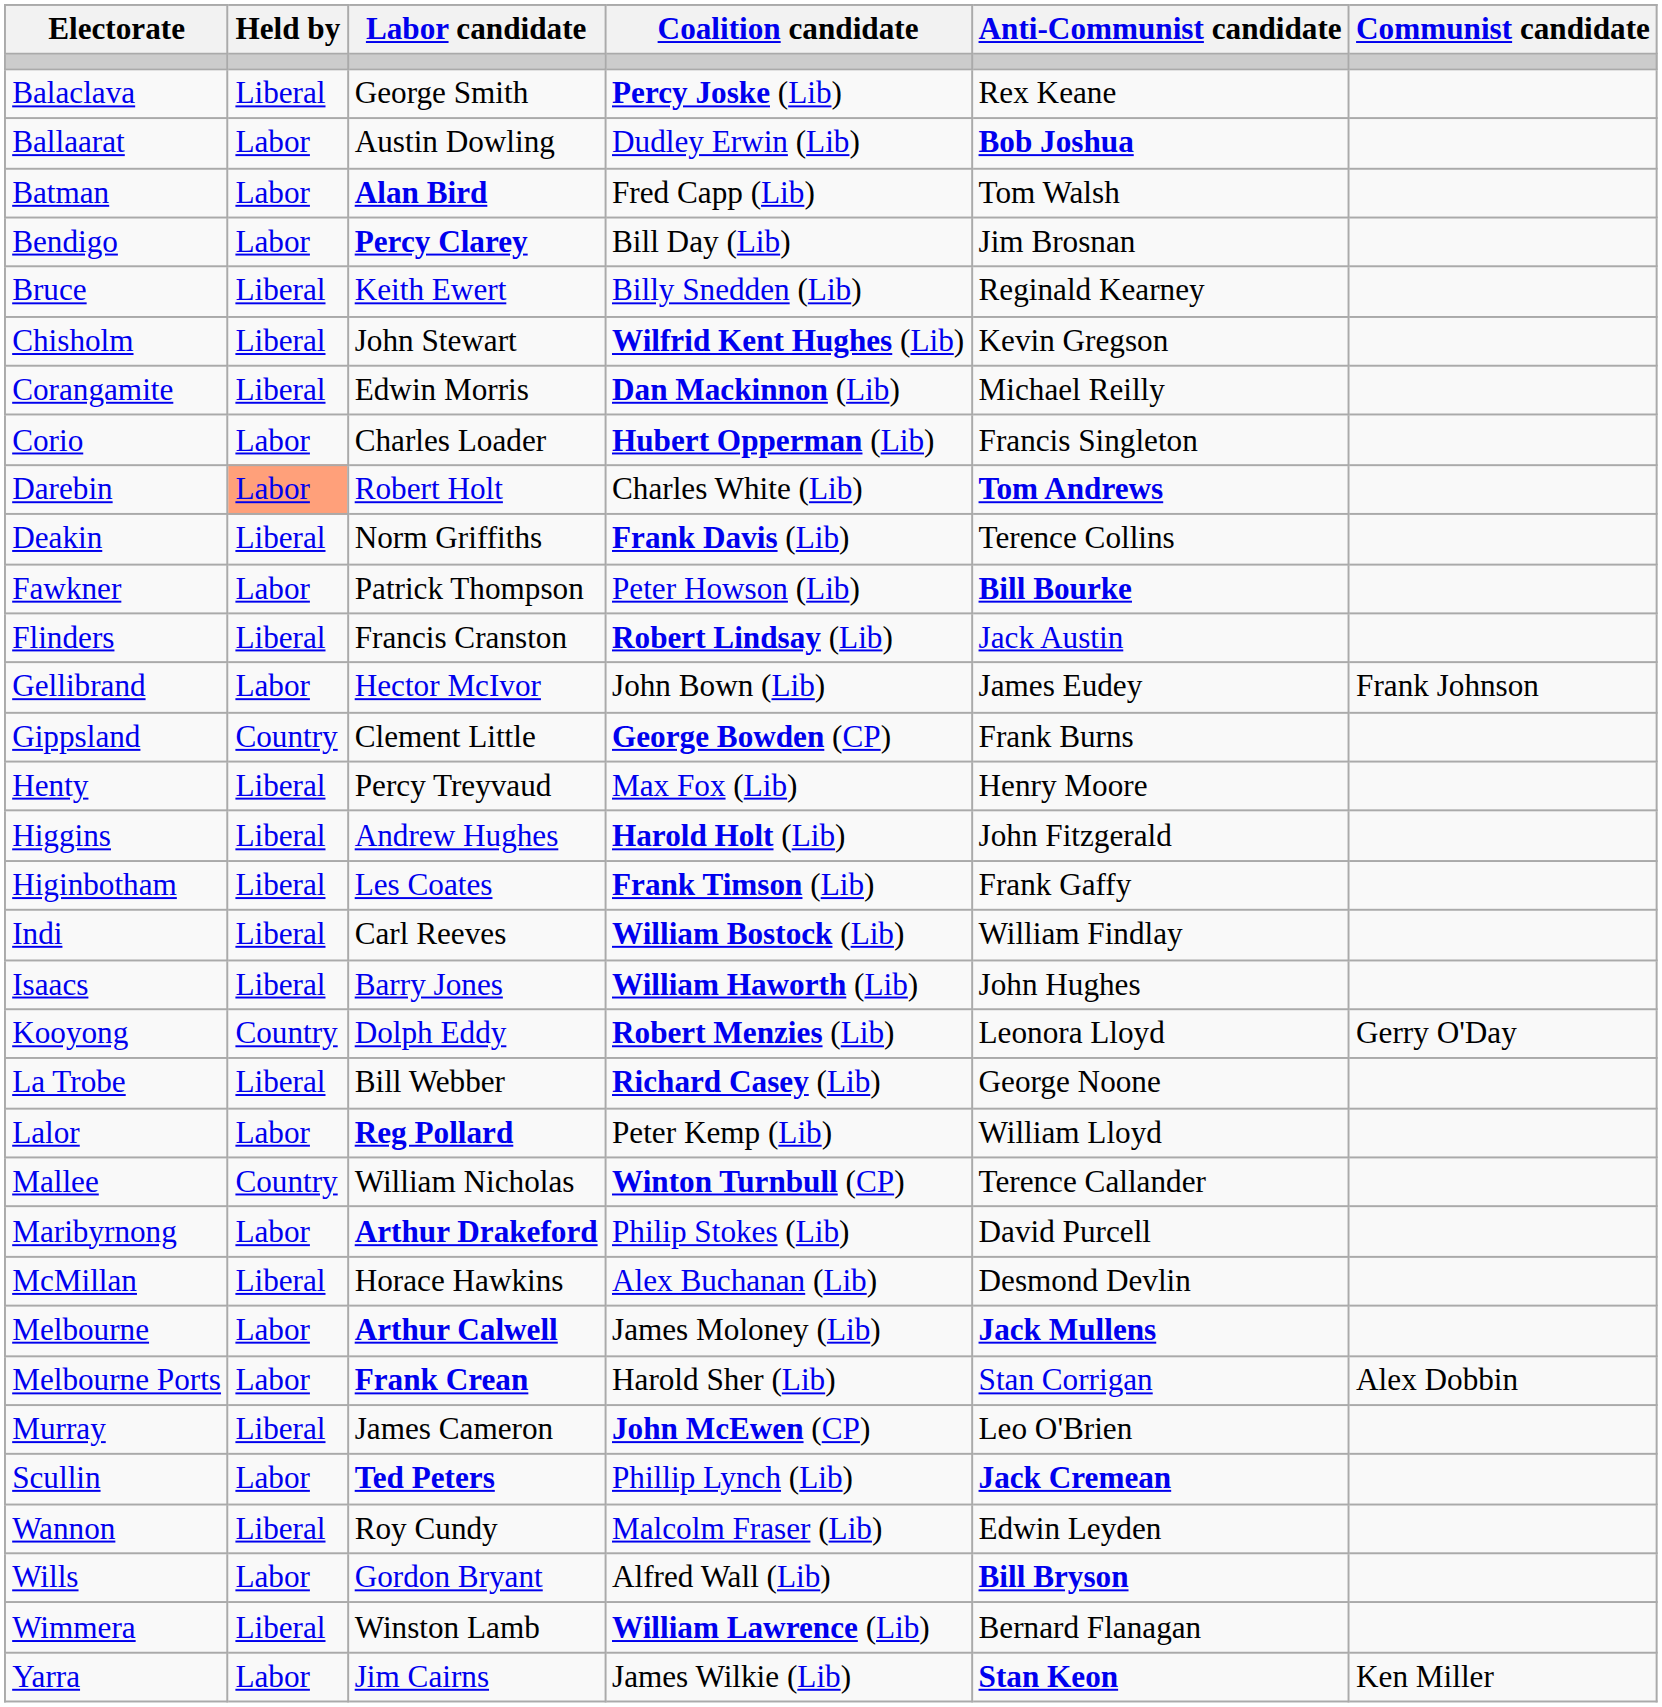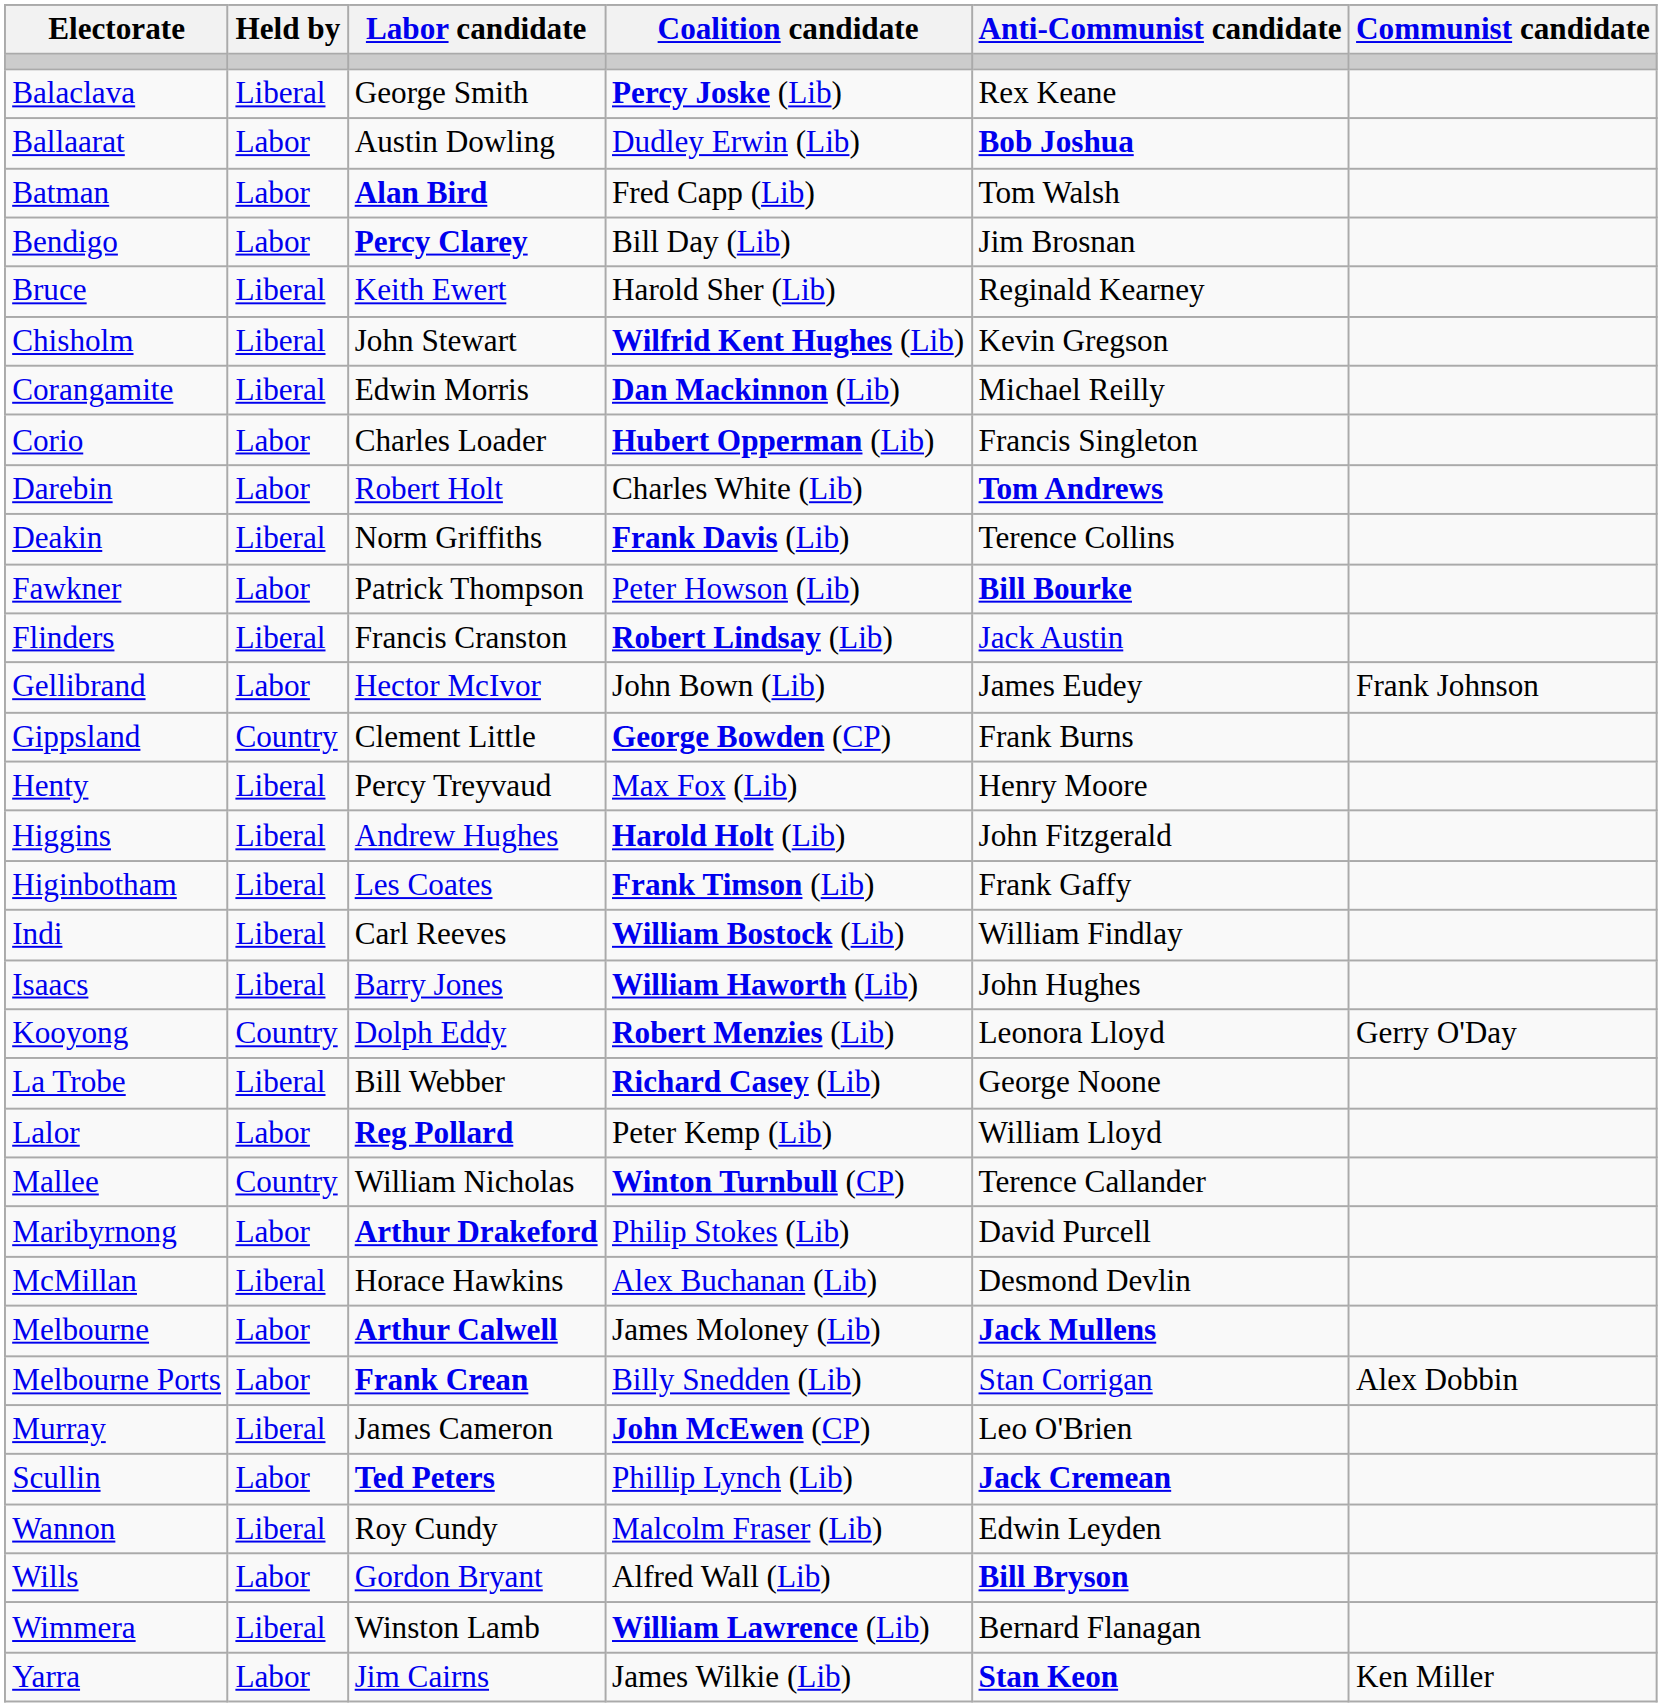(737, 291) Billy Snedden (Lib) -> (724, 291) Harold Sher (Lib)
(273, 488) lightsalmon background -> (273, 488) no background
(724, 1379) Harold Sher (Lib) -> (737, 1379) Billy Snedden (Lib)
